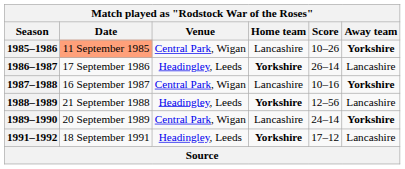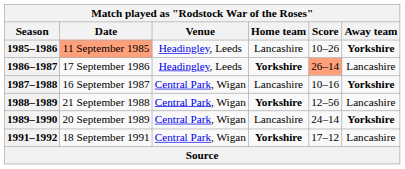(200, 48) Central Park, Wigan -> (200, 48) Headingley, Leeds
(325, 66) no background -> (325, 66) lightsalmon background
(200, 102) Headingley, Leeds -> (200, 102) Central Park, Wigan
(200, 137) Headingley, Leeds -> (200, 137) Central Park, Wigan
